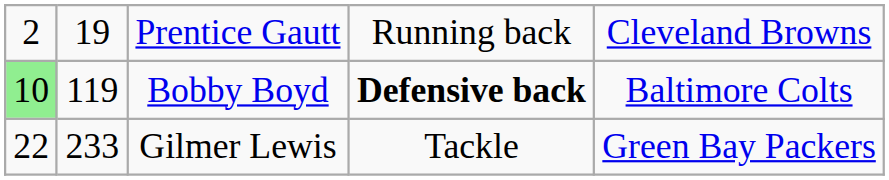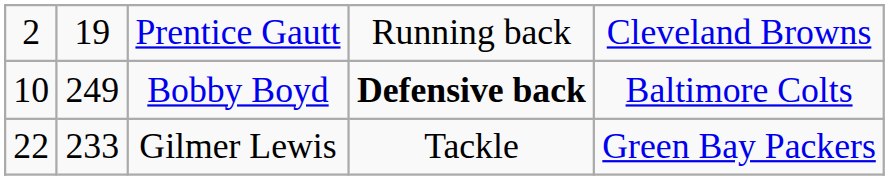(31, 89) lightgreen background -> (31, 89) no background
(92, 89) 119 -> (92, 89) 249
